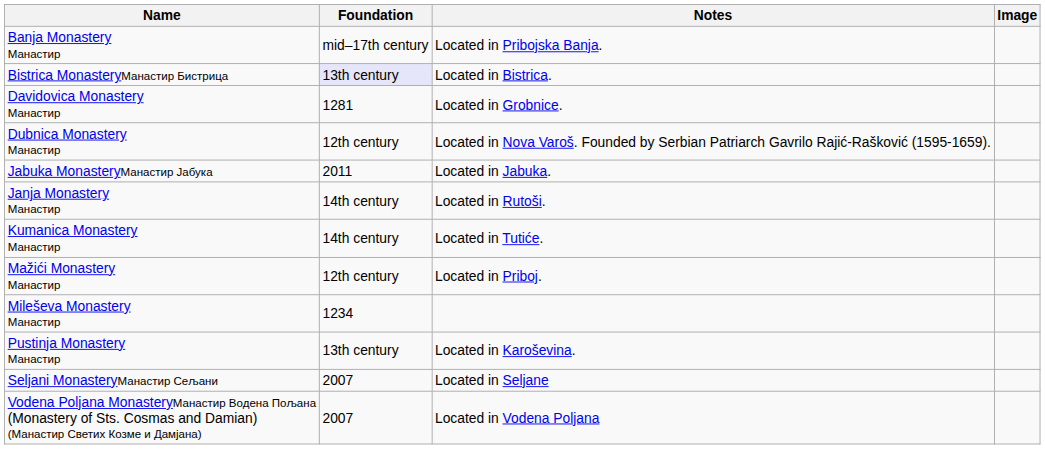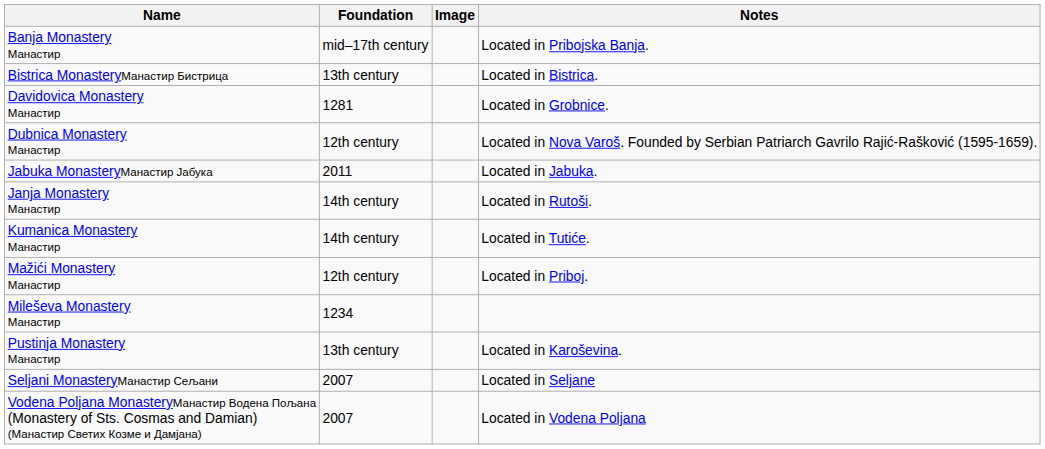columns swapped: (1017, 16) <-> (713, 16)
(361, 75) lavender background -> (361, 75) no background
